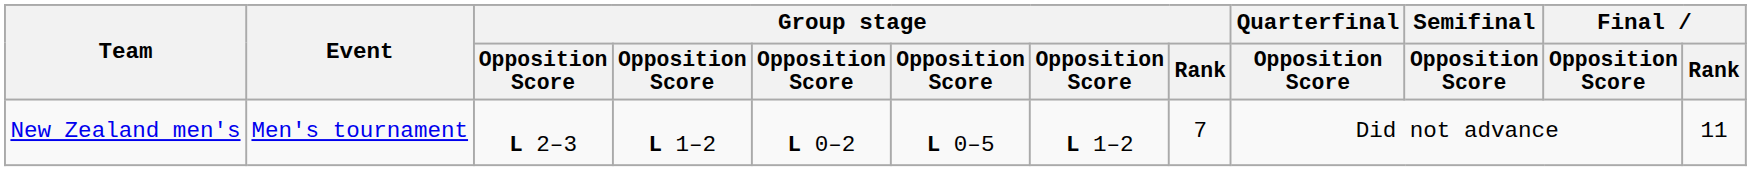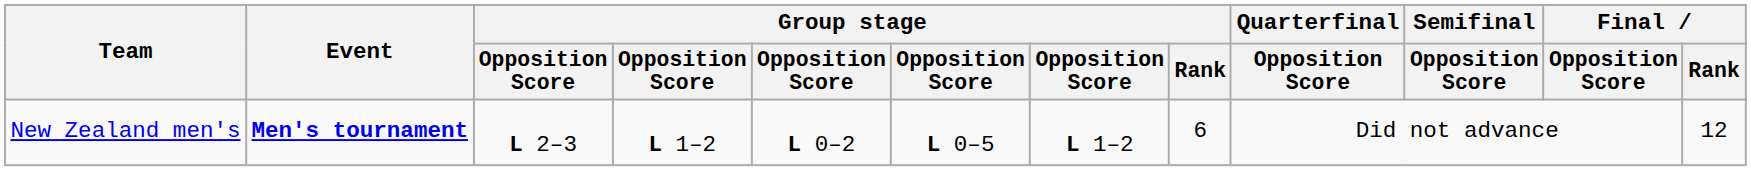(360, 132) normal -> (360, 132) bold
(1200, 132) 7 -> (1200, 132) 6
(1714, 132) 11 -> (1714, 132) 12
